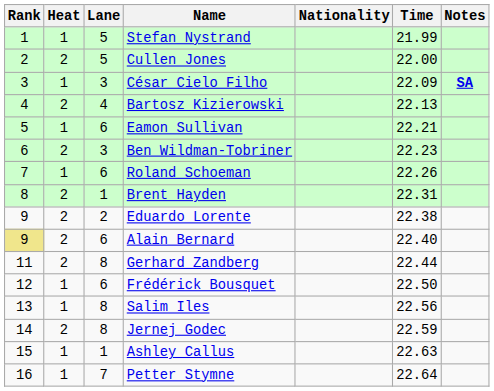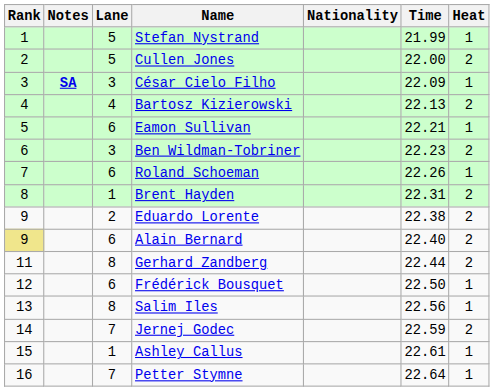columns swapped: (64, 16) <-> (465, 16)
(104, 330) 8 -> (112, 330) 7
(417, 353) 22.63 -> (425, 353) 22.61
